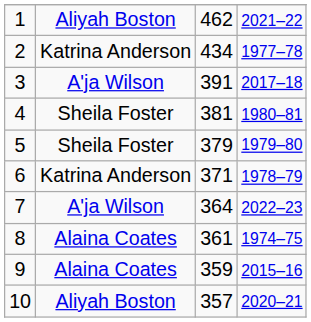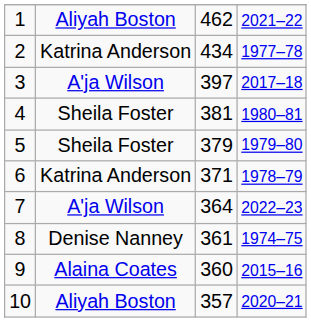(217, 82) 391 -> (217, 82) 397
(116, 238) Alaina Coates -> (116, 238) Denise Nanney
(217, 269) 359 -> (217, 269) 360
